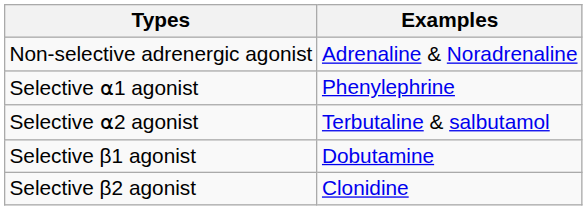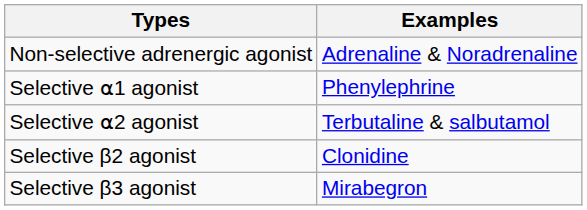- row: (103, 155)
+ row: (103, 188)
